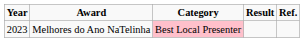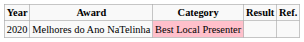(17, 29) 2023 -> (17, 29) 2020
